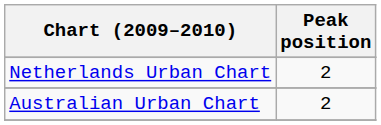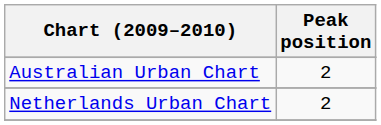rows swapped: (135, 104) <-> (140, 73)
